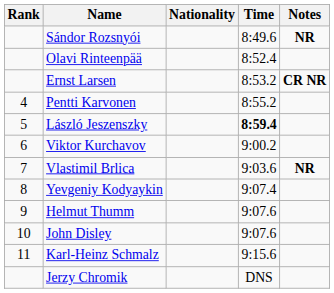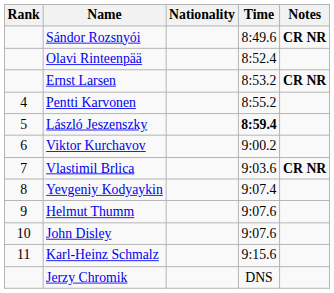(305, 37) NR -> (305, 37) CR NR
(305, 168) NR -> (305, 168) CR NR
